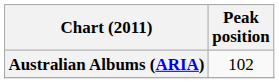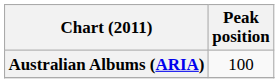(241, 63) 102 -> (241, 63) 100
